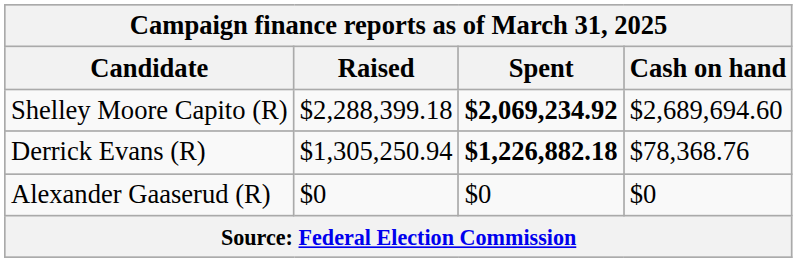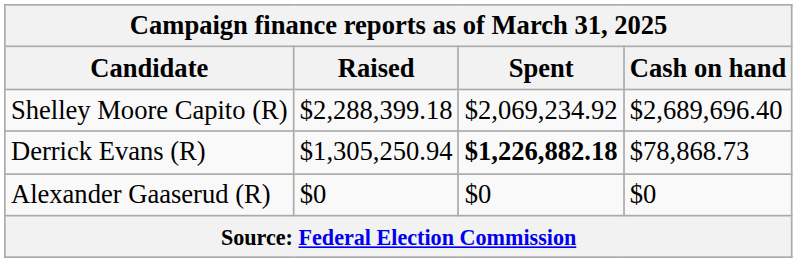(541, 109) bold -> (541, 109) normal
(706, 109) $2,689,694.60 -> (706, 109) $2,689,696.40
(690, 151) $78,368.76 -> (690, 151) $78,868.73
